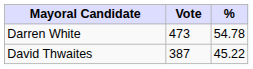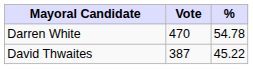(179, 34) 473 -> (179, 34) 470
